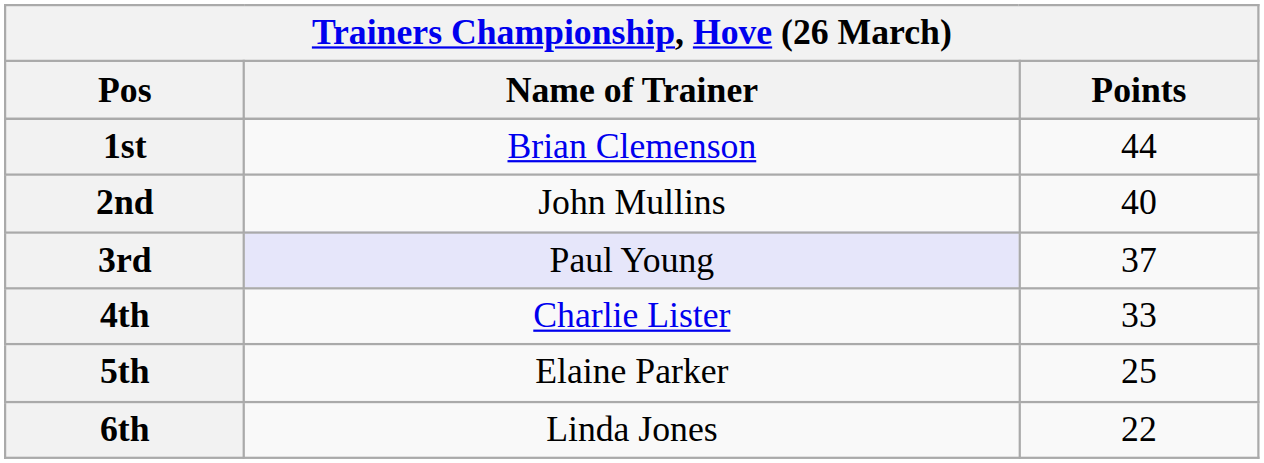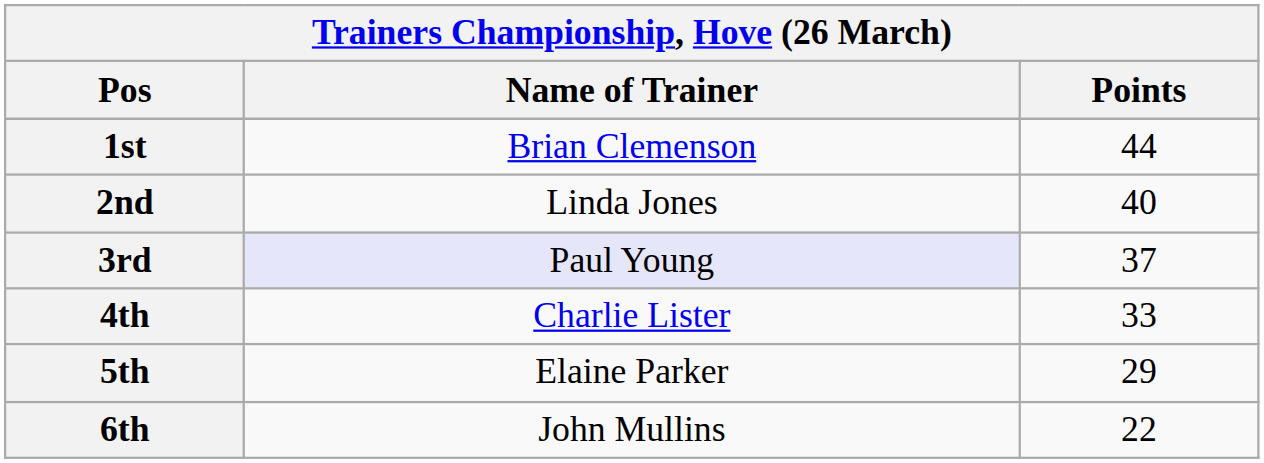(632, 202) John Mullins -> (632, 202) Linda Jones
(1139, 372) 25 -> (1139, 372) 29
(632, 428) Linda Jones -> (632, 428) John Mullins
